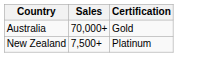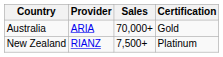+ column: (91, 12)
